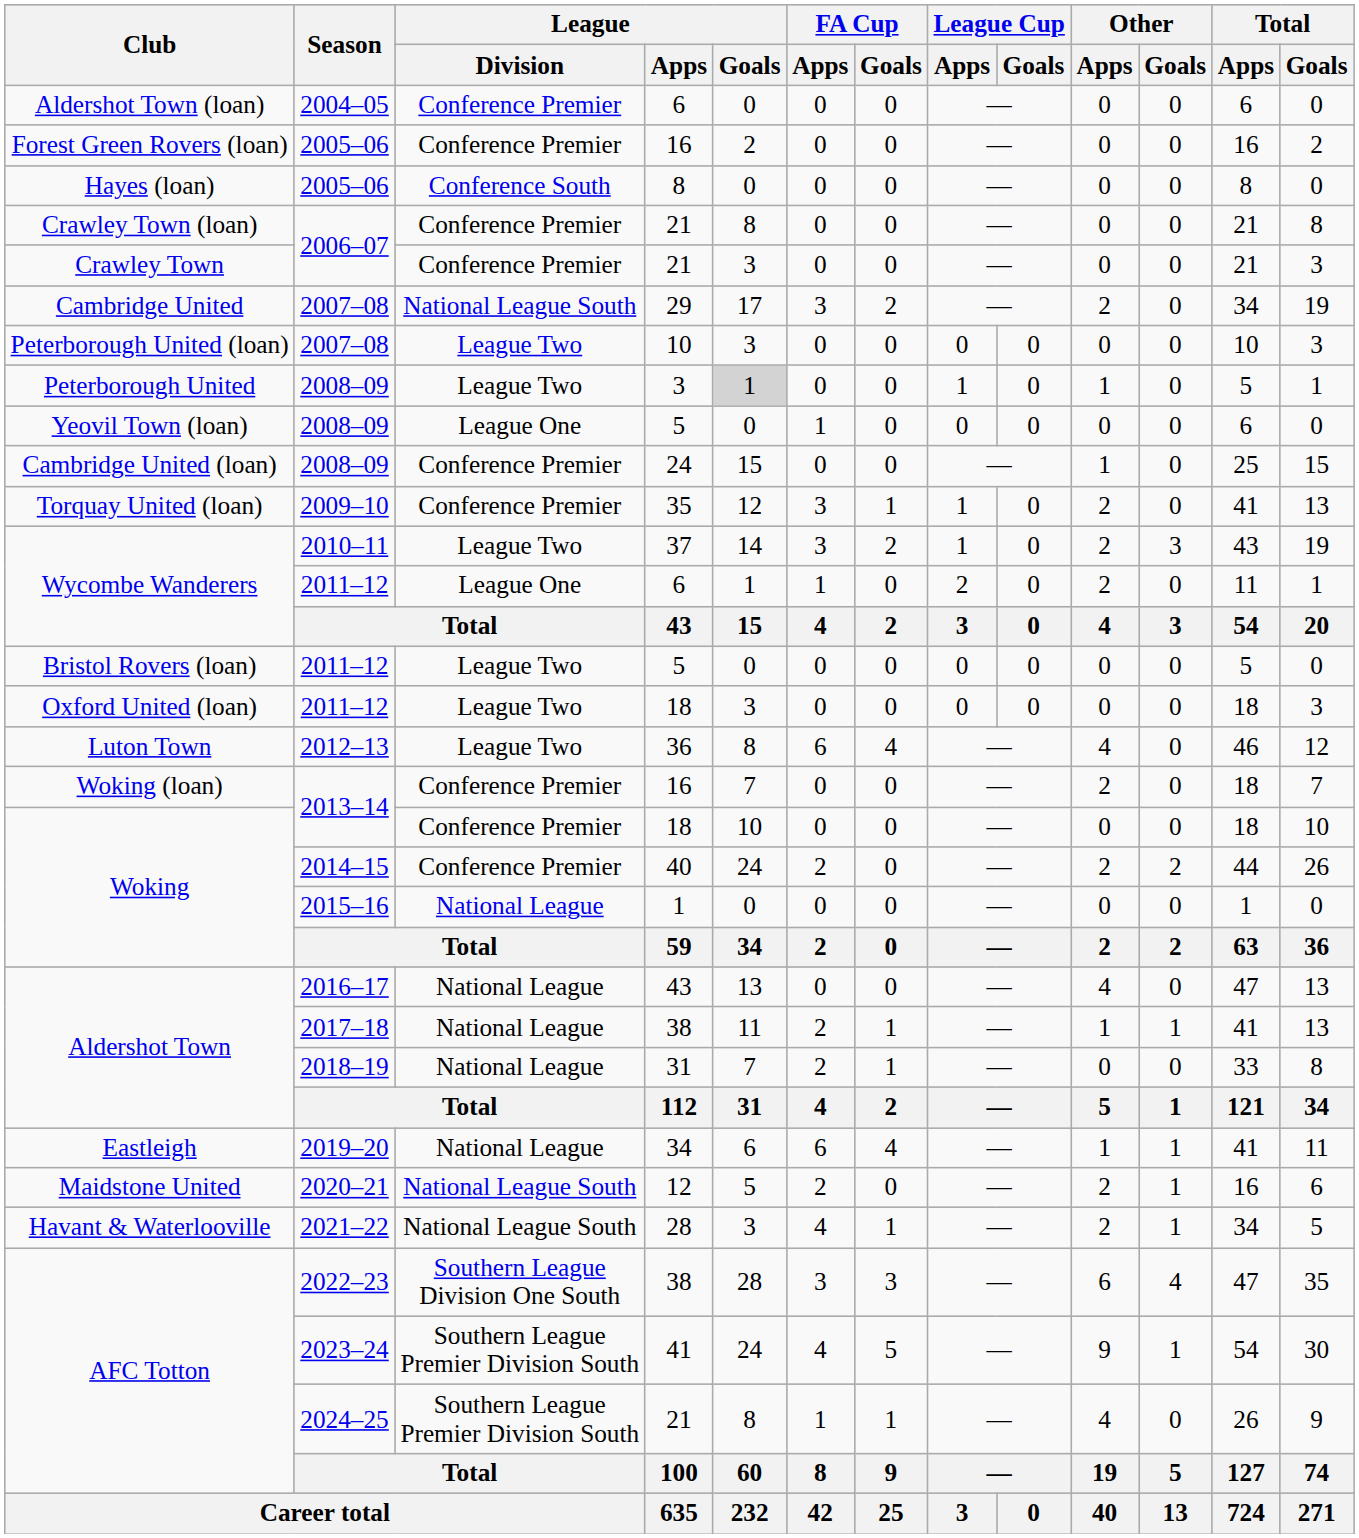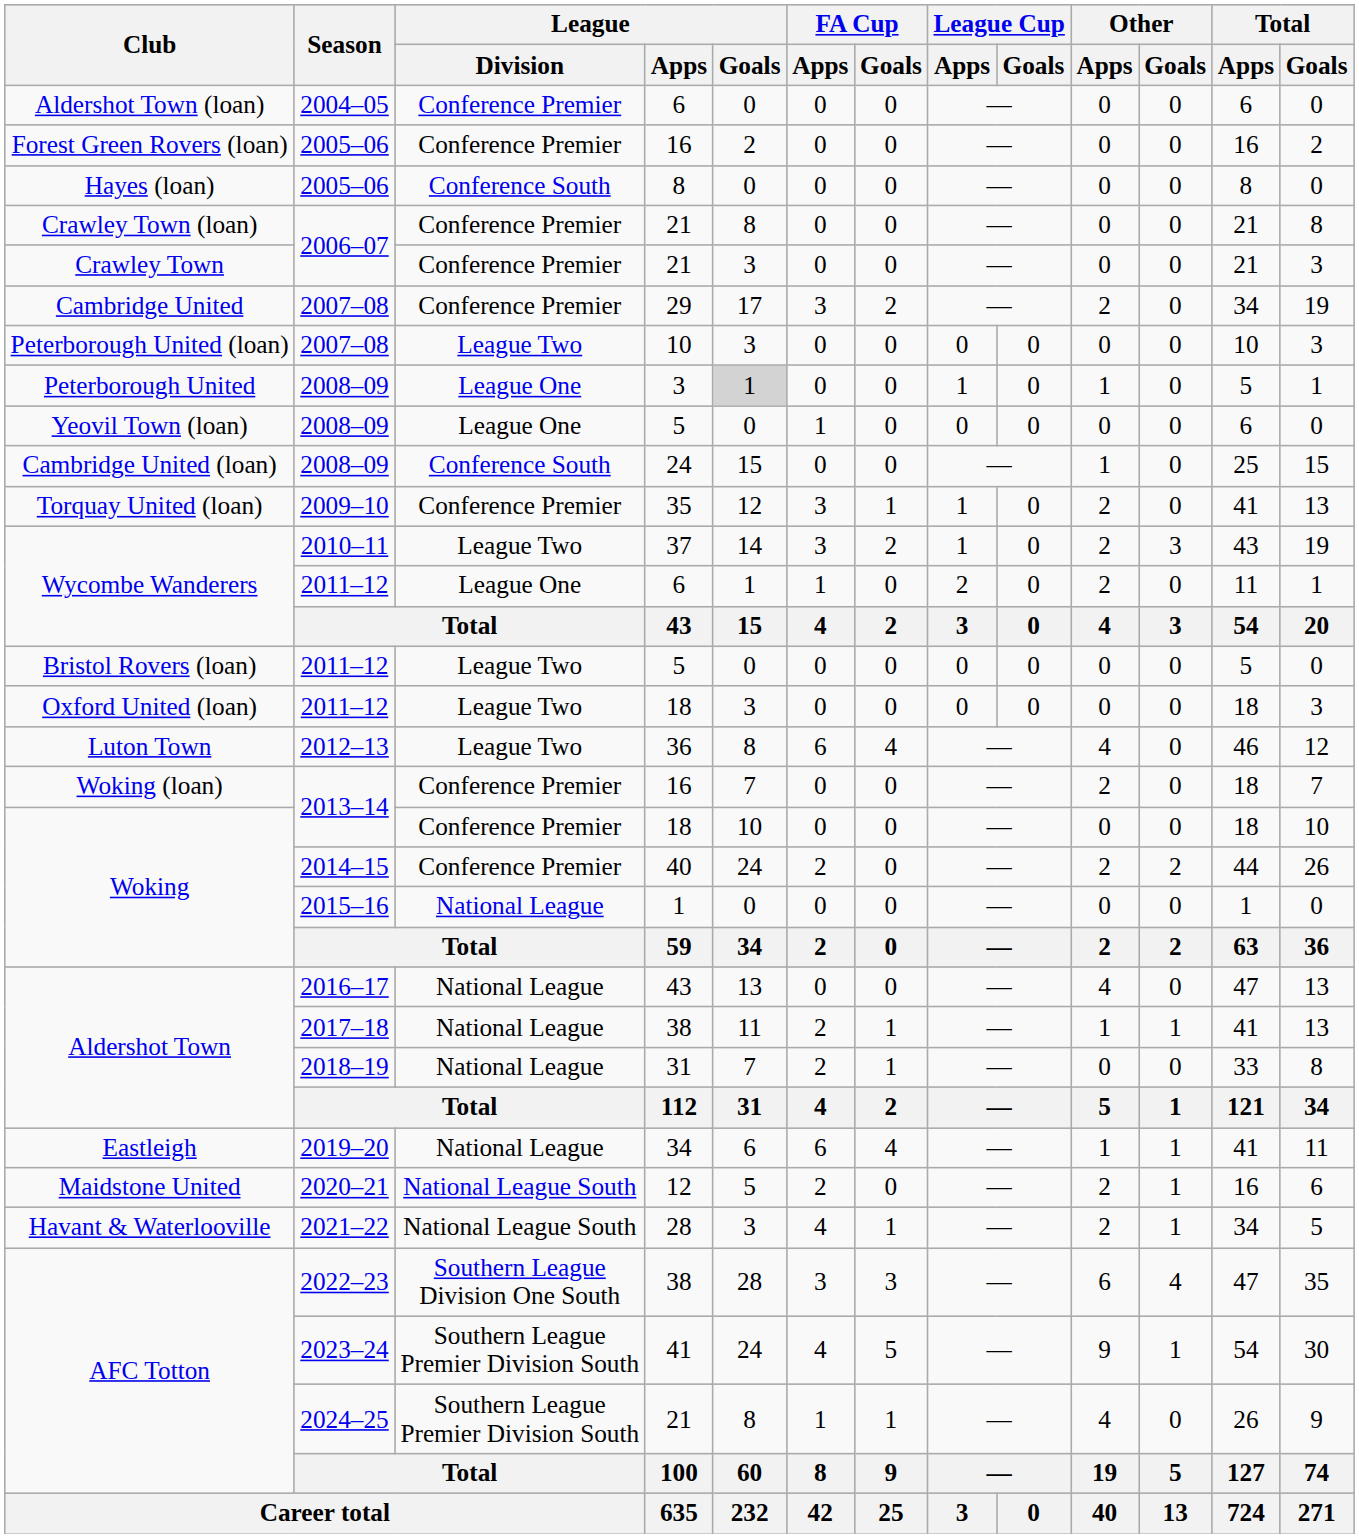(520, 305) National League South -> (520, 305) Conference Premier
(520, 385) League Two -> (520, 385) League One
(520, 465) Conference Premier -> (520, 465) Conference South
